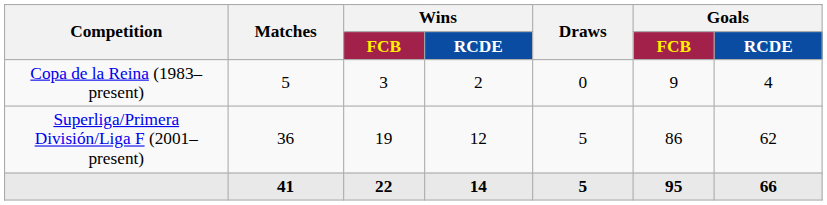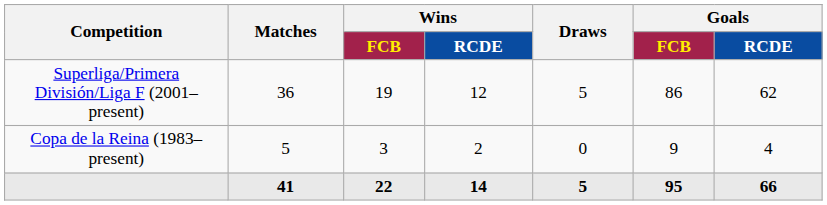rows swapped: (116, 139) <-> (116, 82)
